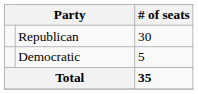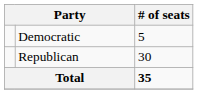rows swapped: (48, 36) <-> (49, 57)
